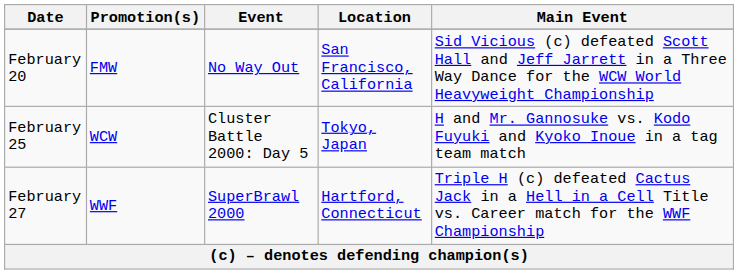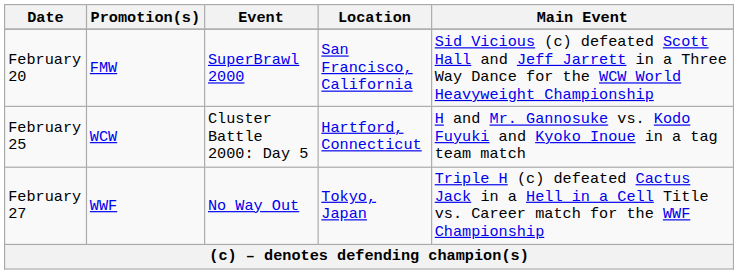(254, 68) No Way Out -> (254, 68) SuperBrawl 2000
(349, 137) Tokyo, Japan -> (372, 137) Hartford, Connecticut
(254, 205) SuperBrawl 2000 -> (254, 205) No Way Out
(372, 205) Hartford, Connecticut -> (349, 205) Tokyo, Japan
